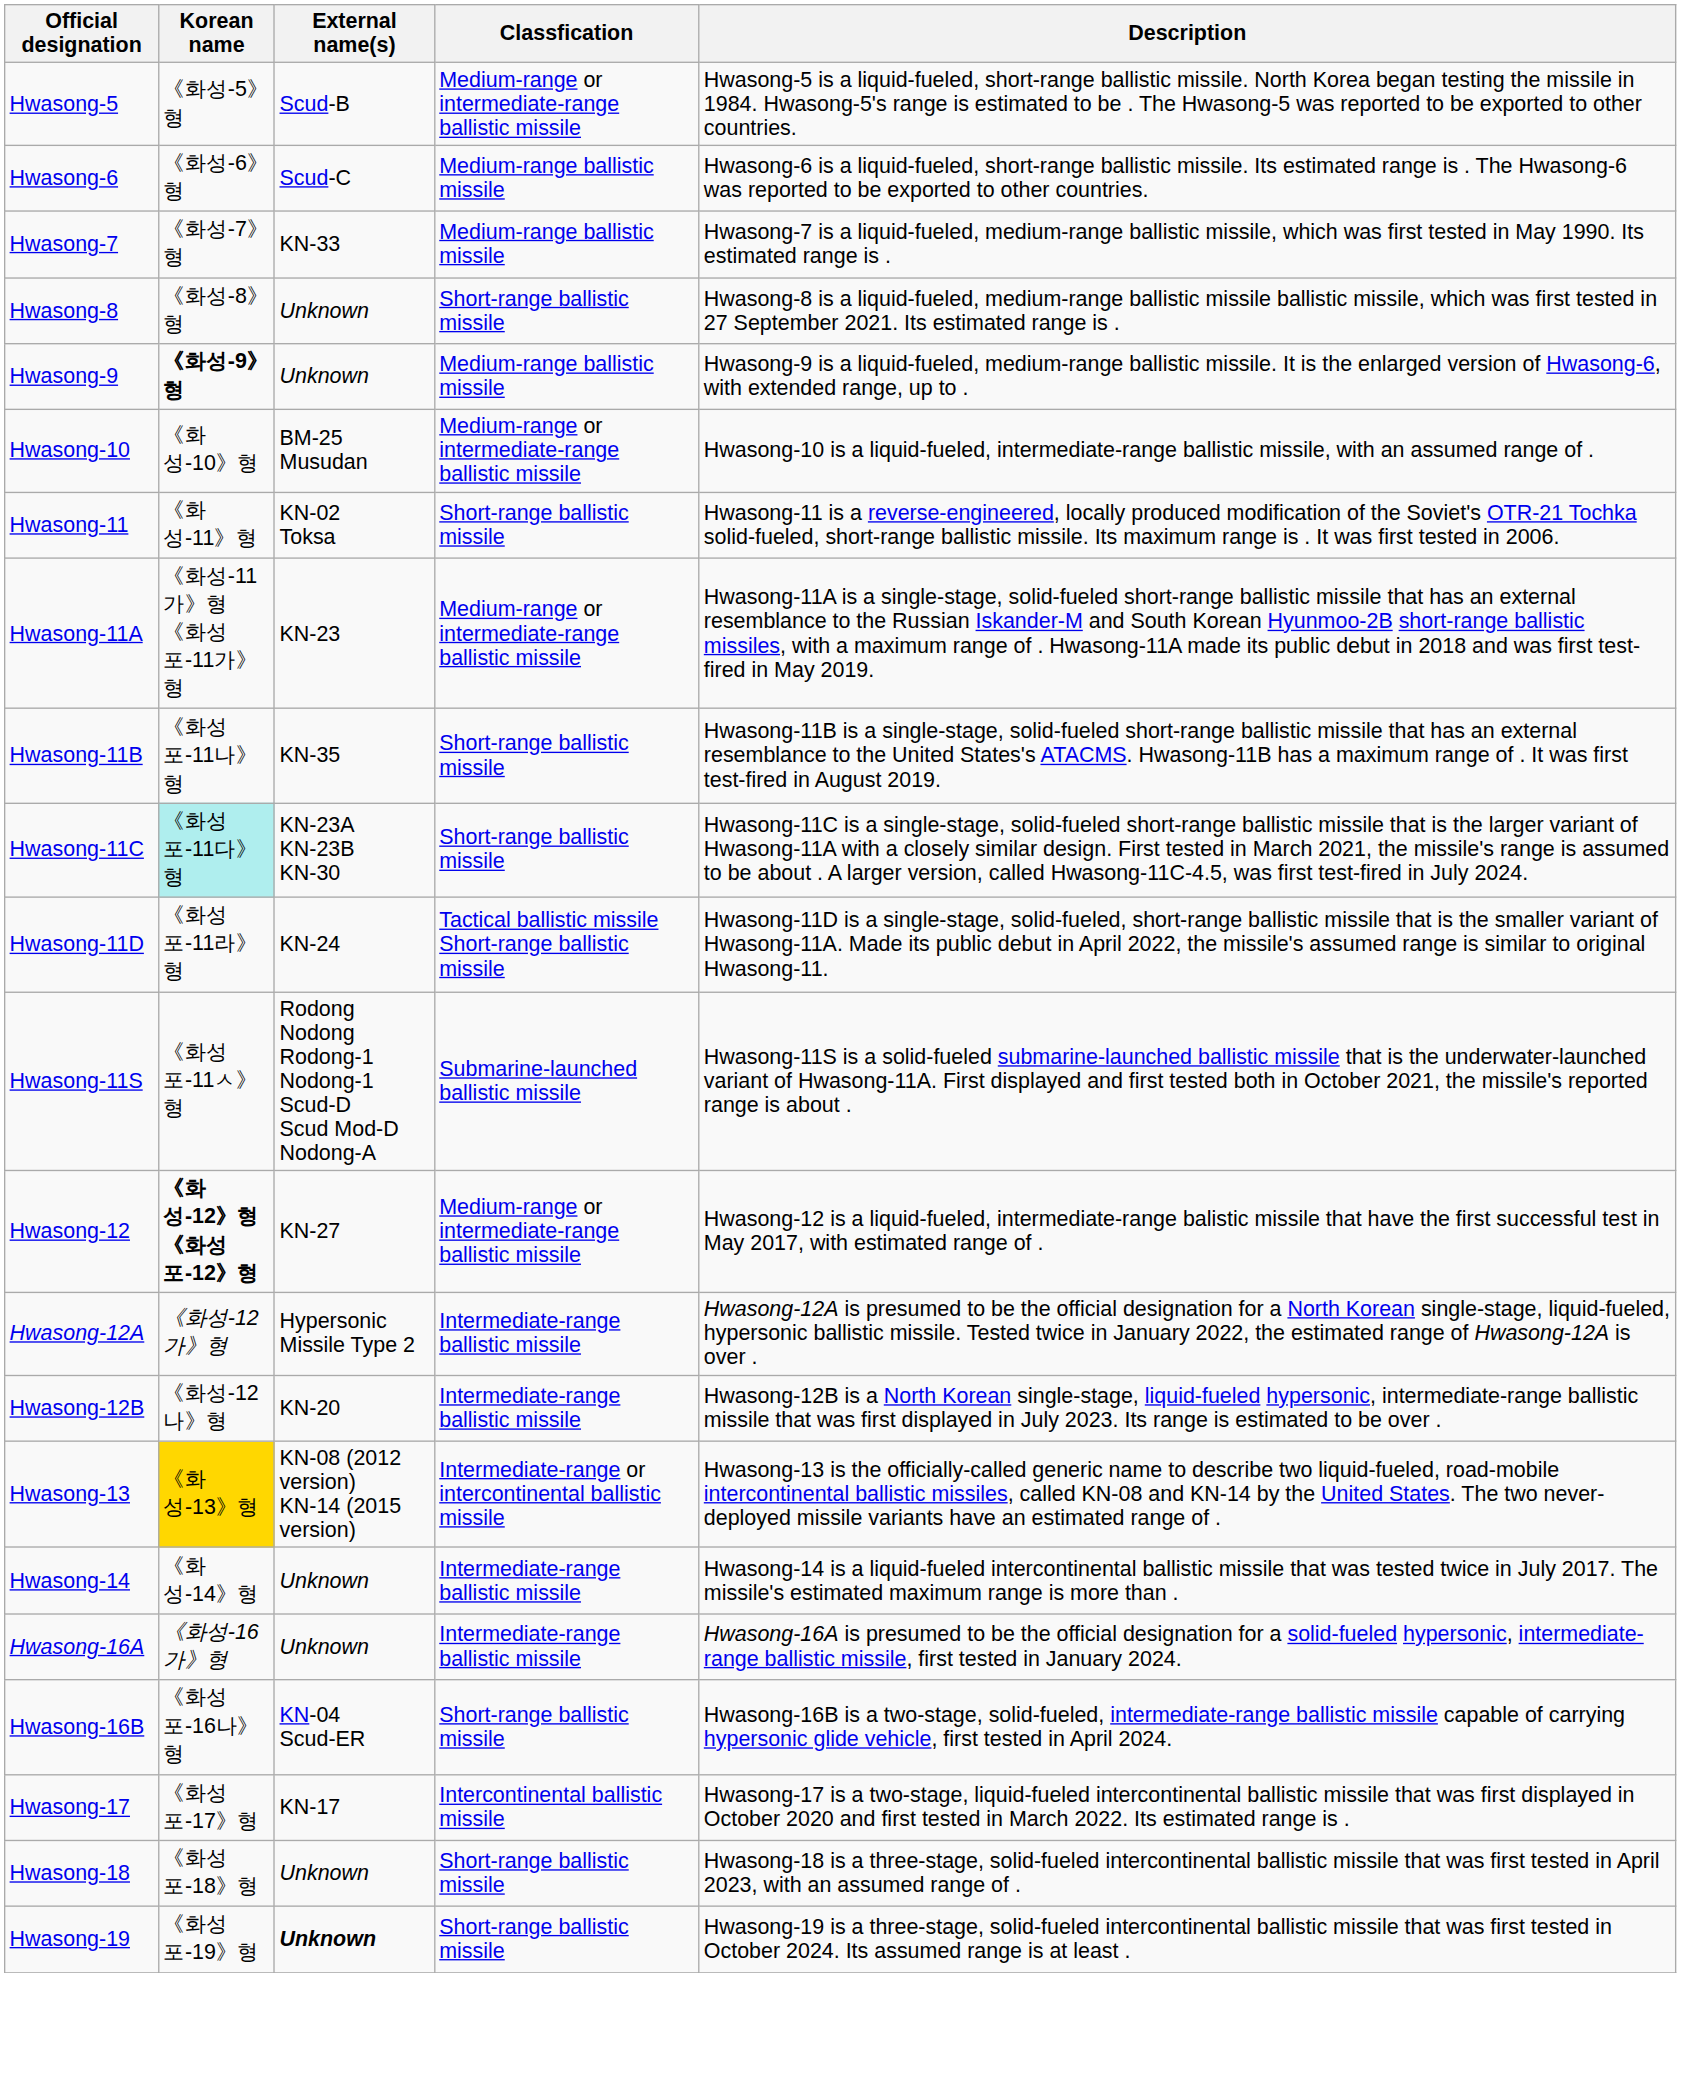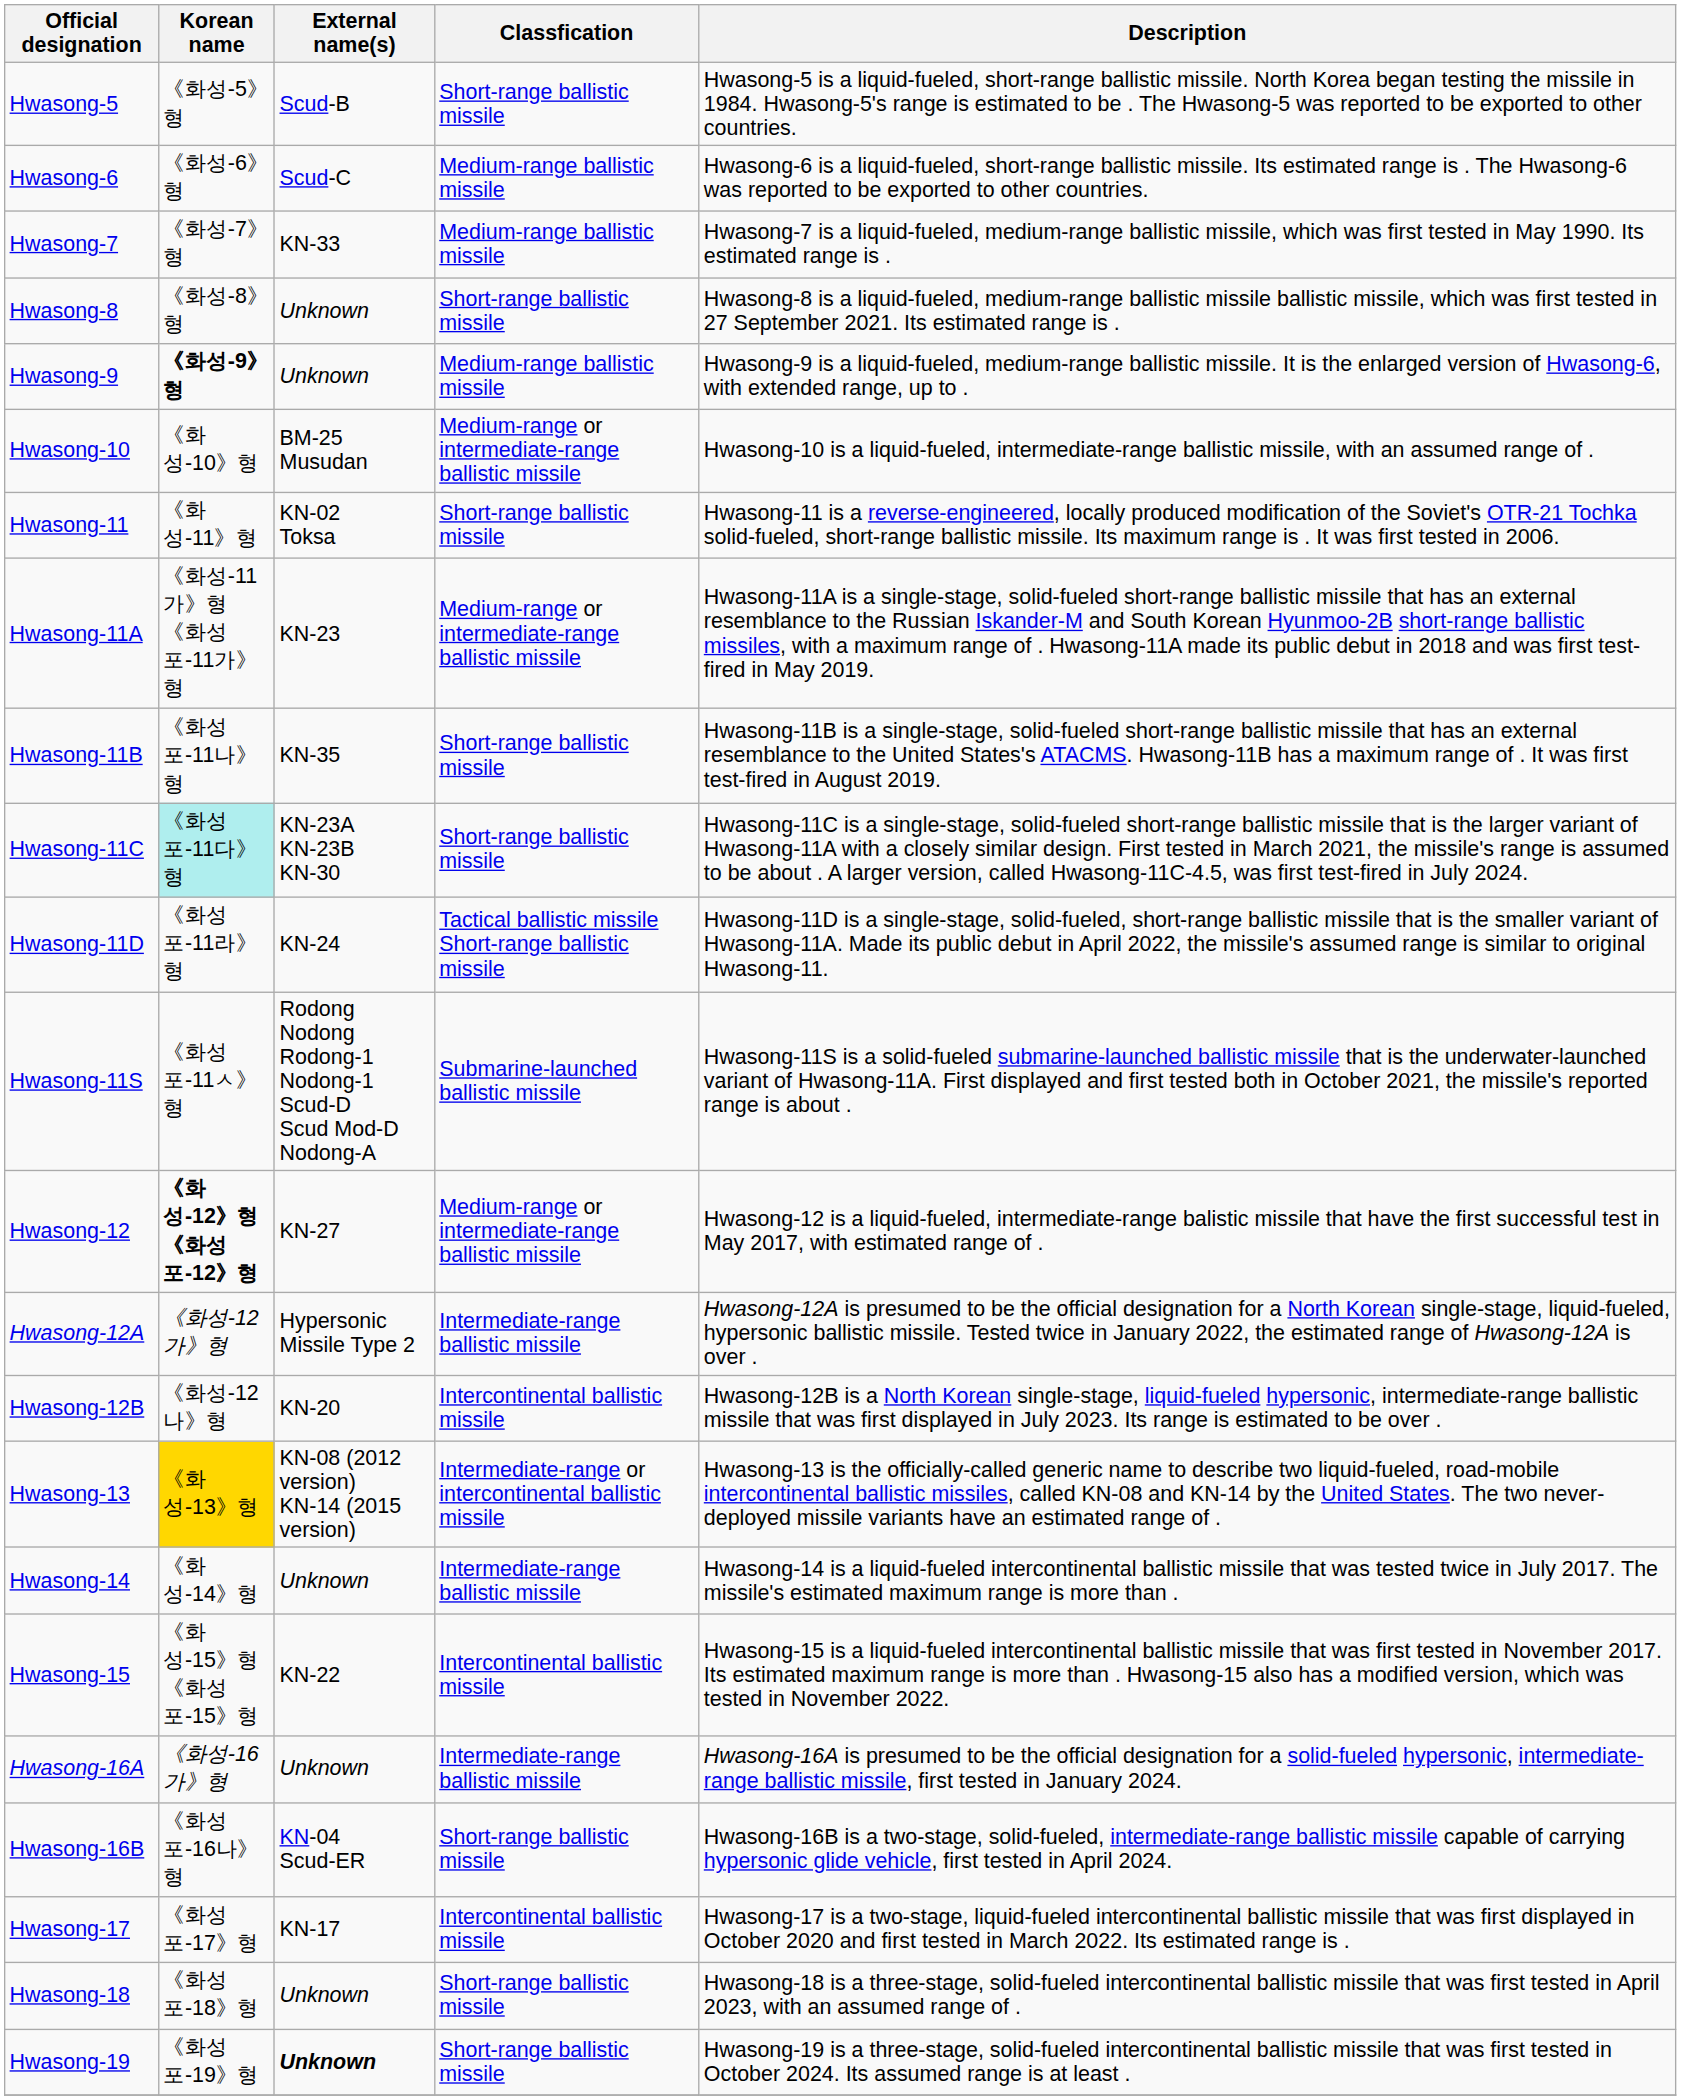(529, 103) Medium-range or intermediate-range ballistic missile -> (534, 103) Short-range ballistic missile
(530, 1407) Intermediate-range ballistic missile -> (551, 1407) Intercontinental ballistic missile
+ row: (70, 1674)
